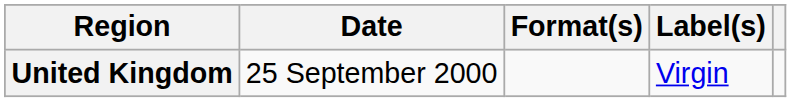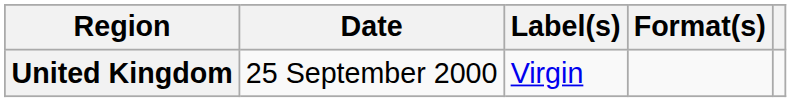columns swapped: (577, 27) <-> (711, 27)
